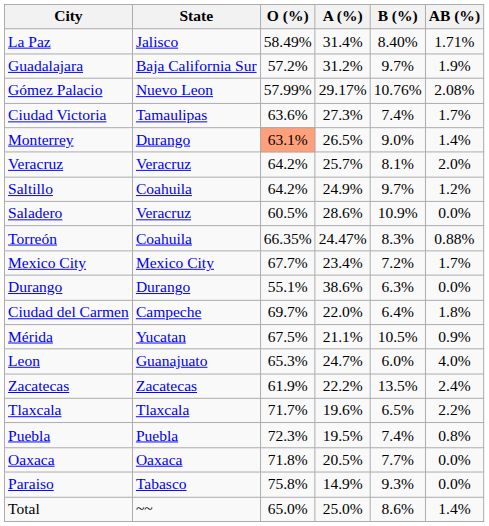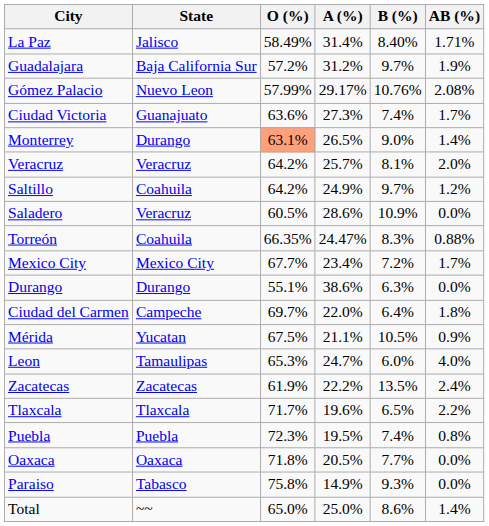(172, 115) Tamaulipas -> (172, 115) Guanajuato
(172, 361) Guanajuato -> (172, 361) Tamaulipas
